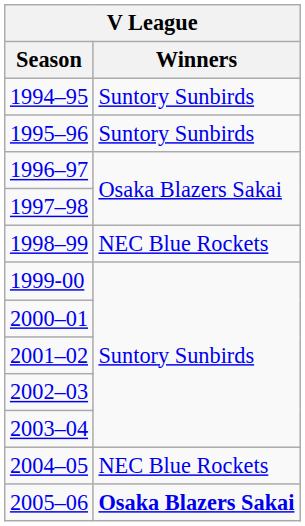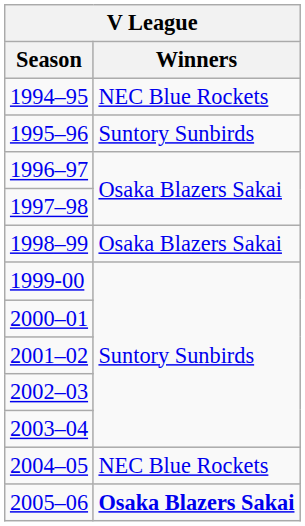(176, 96) Suntory Sunbirds -> (183, 96) NEC Blue Rockets
(183, 244) NEC Blue Rockets -> (190, 244) Osaka Blazers Sakai
